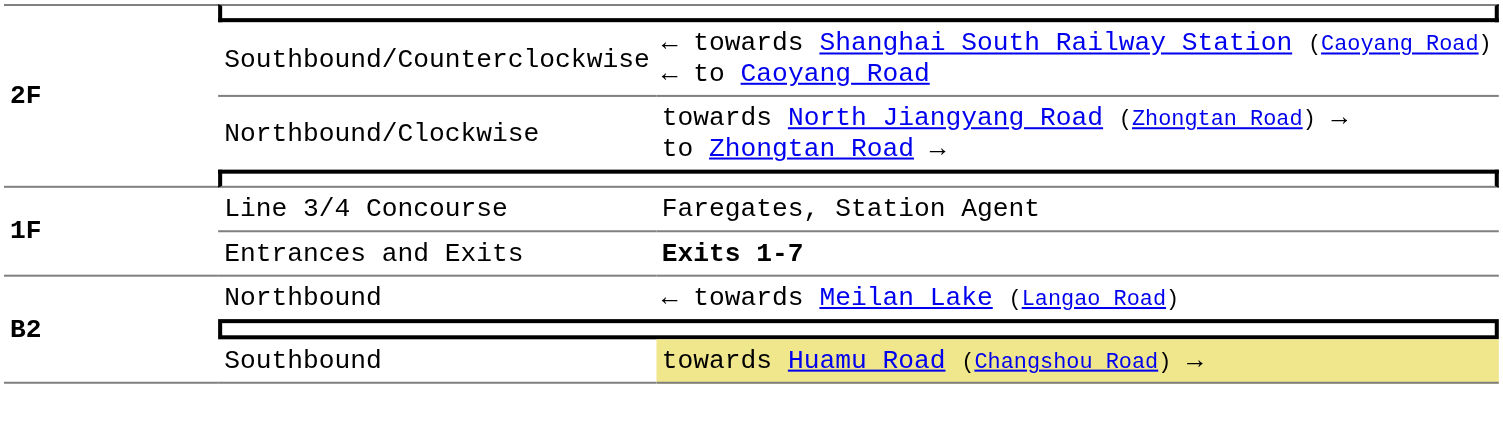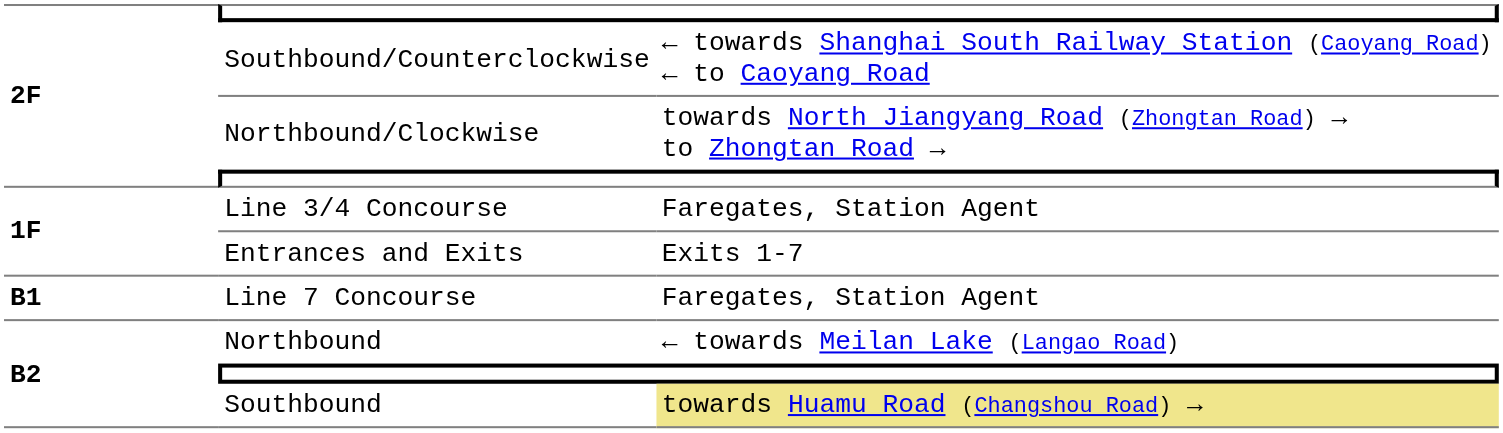(733, 253) bold -> (733, 253) normal
+ row: (26, 298)
